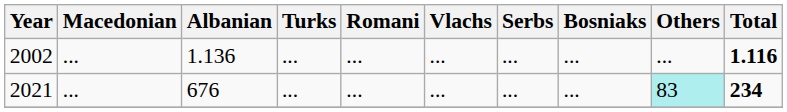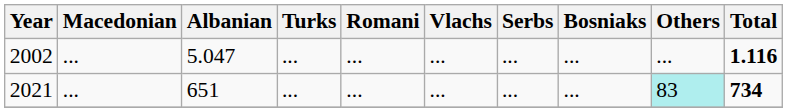(211, 55) 1.136 -> (211, 55) 5.047
(203, 90) 676 -> (203, 90) 651
(746, 90) 234 -> (746, 90) 734
